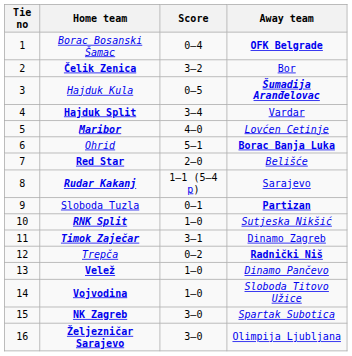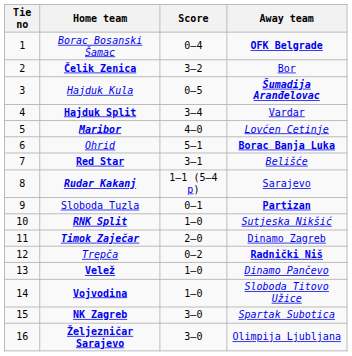(193, 161) 2–0 -> (193, 161) 3–1
(193, 238) 3–1 -> (193, 238) 2–0
